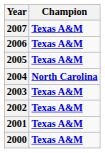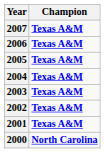(65, 76) North Carolina -> (57, 76) Texas A&M
(57, 140) Texas A&M -> (65, 140) North Carolina
